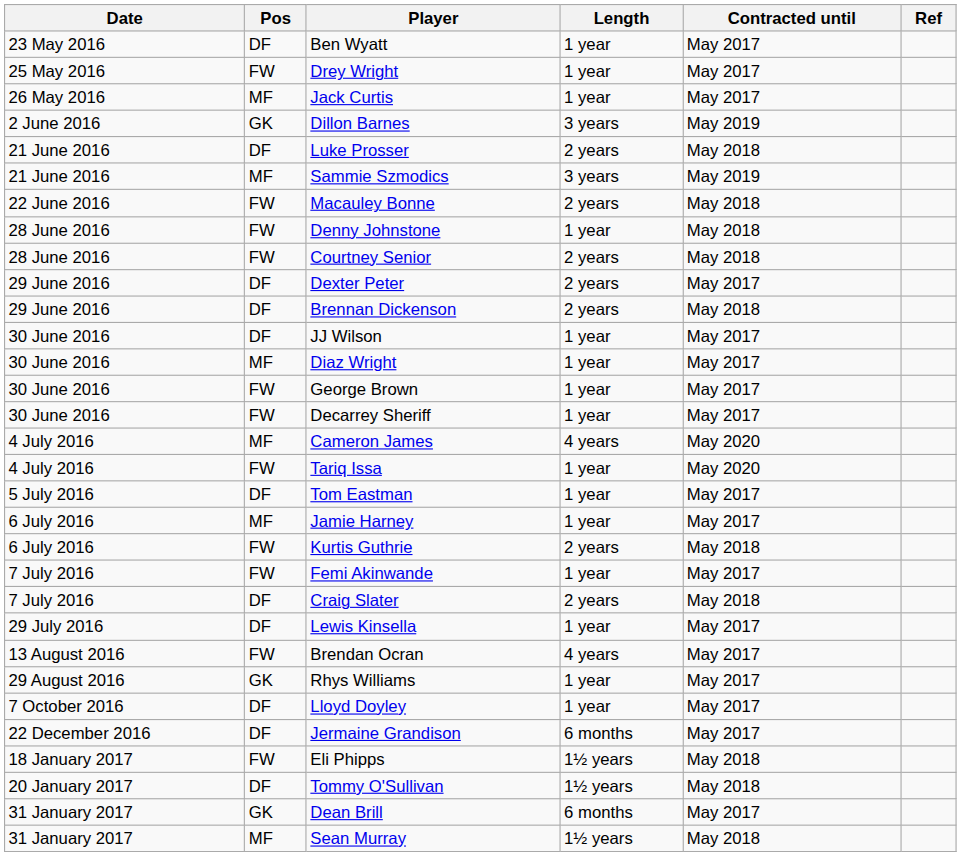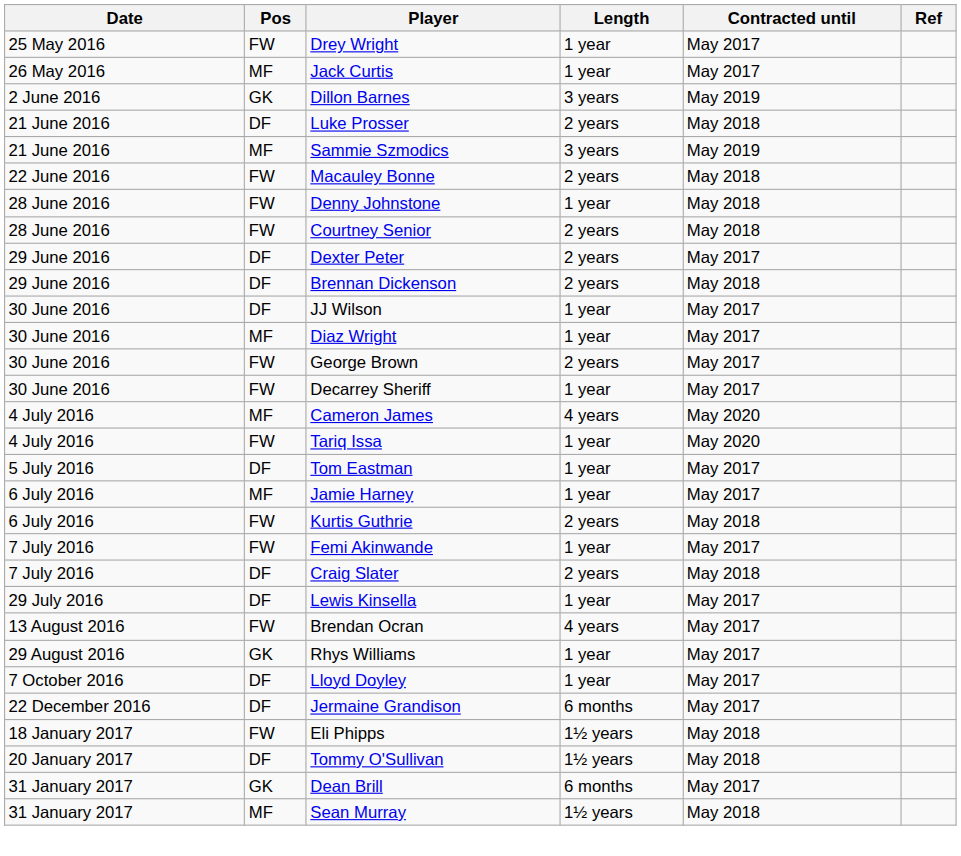- row: (349, 44)
(587, 389) 1 year -> (591, 362) 2 years
